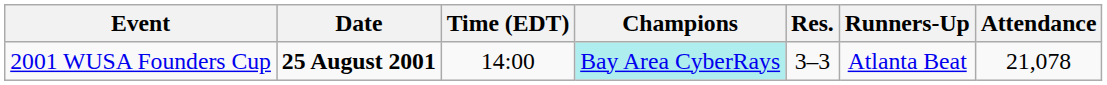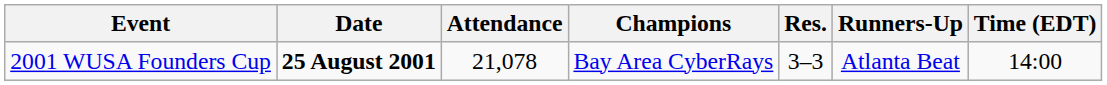columns swapped: (508, 23) <-> (1039, 23)
(680, 60) paleturquoise background -> (673, 60) no background
